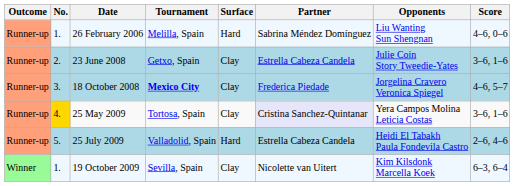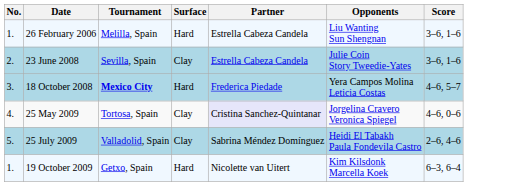- column: (28, 12)
(314, 33) Sabrina Méndez Domínguez -> (259, 33) Estrella Cabeza Candela
(490, 33) 4–6, 0–6 -> (443, 33) 3–6, 1–6
(174, 60) Getxo, Spain -> (128, 60) Sevilla, Spain
(230, 87) Clay -> (184, 87) Hard
(411, 87) Jorgelina Cravero Veronica Spiegel -> (371, 87) Yera Campos Molina Leticia Costas
(57, 114) gold background -> (10, 114) no background
(418, 114) Yera Campos Molina Leticia Costas -> (364, 114) Jorgelina Cravero Veronica Spiegel
(490, 114) 3–6, 1–6 -> (443, 114) 4–6, 0–6
(231, 141) Hard -> (183, 141) Clay
(306, 141) Estrella Cabeza Candela -> (268, 141) Sabrina Méndez Domínguez
(175, 168) Sevilla, Spain -> (127, 168) Getxo, Spain
(230, 168) Clay -> (184, 168) Hard
